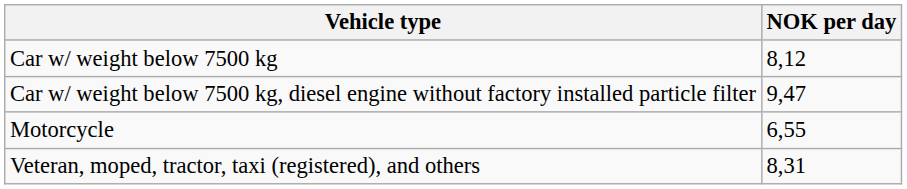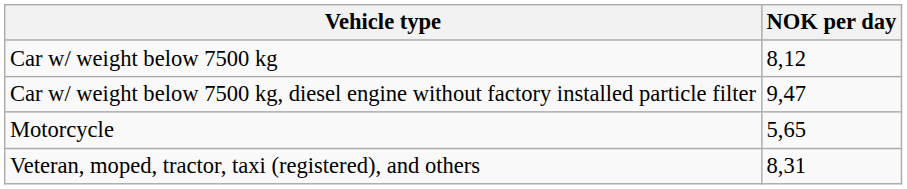(786, 129) 6,55 -> (786, 129) 5,65
